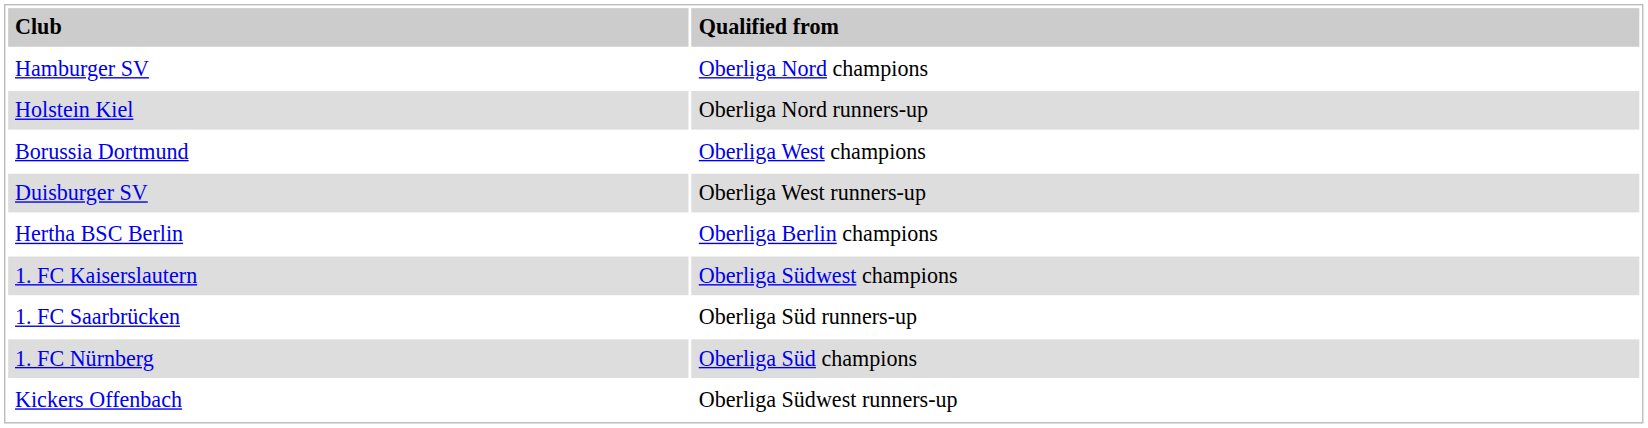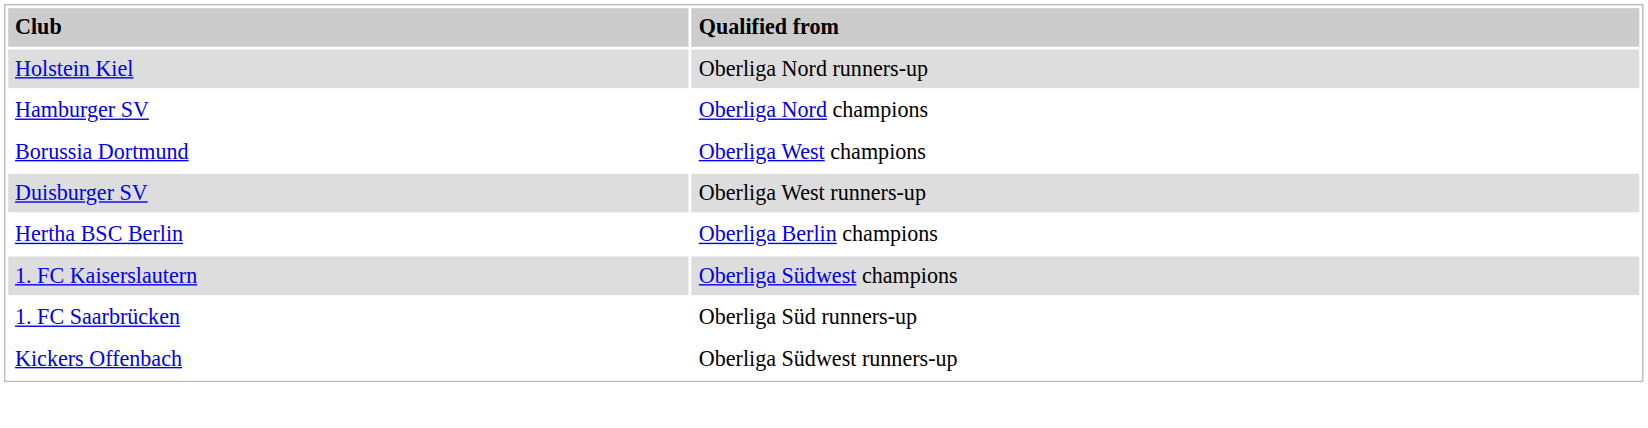rows swapped: (82, 68) <-> (74, 110)
- row: (84, 358)
